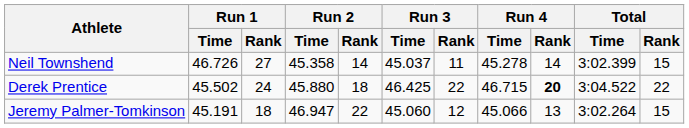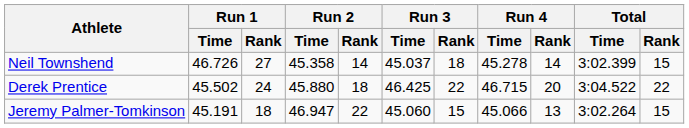(456, 64) 11 -> (456, 64) 18
(553, 88) bold -> (553, 88) normal
(456, 111) 12 -> (456, 111) 15
